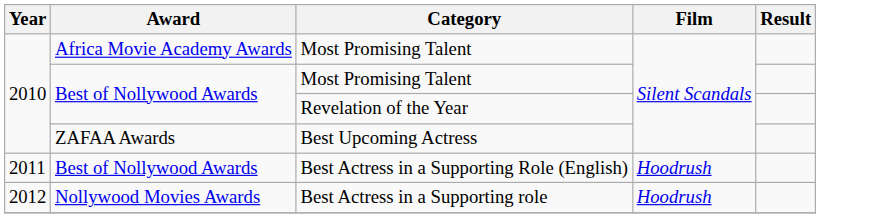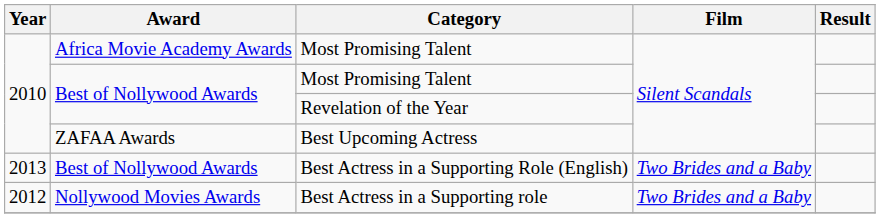(27, 167) 2011 -> (28, 167) 2013
(674, 167) Hoodrush -> (724, 167) Two Brides and a Baby
(674, 197) Hoodrush -> (724, 197) Two Brides and a Baby
